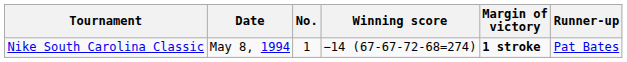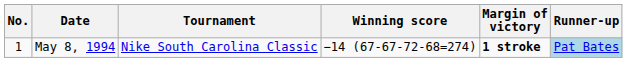columns swapped: (307, 21) <-> (106, 21)
(586, 48) no background -> (586, 48) lightblue background
